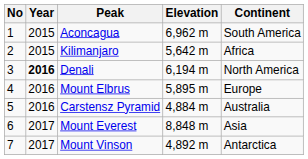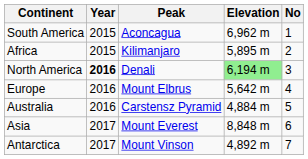columns swapped: (15, 13) <-> (262, 13)
(187, 51) 5,642 m -> (248, 51) 5,895 m
(187, 70) no background -> (248, 70) lightgreen background
(187, 88) 5,895 m -> (248, 88) 5,642 m
